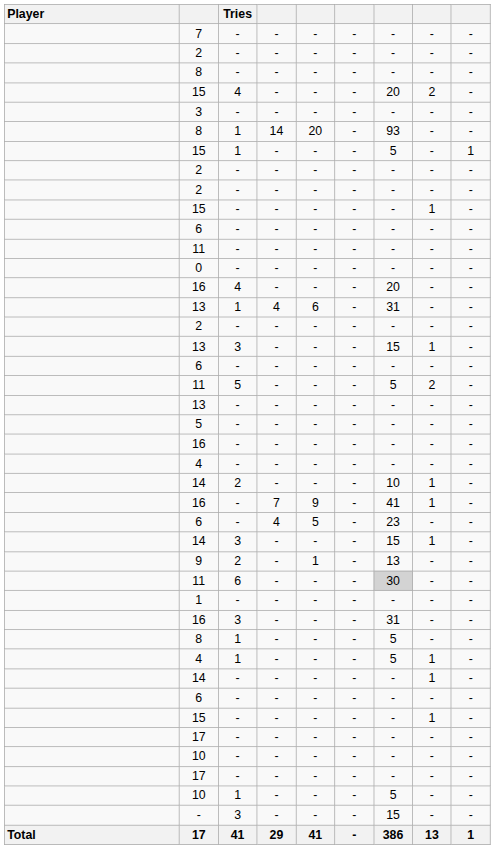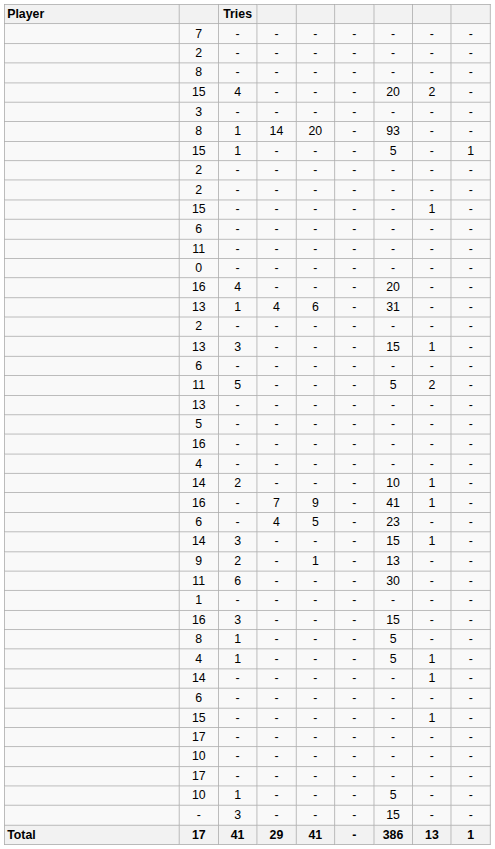(393, 580) lightgrey background -> (393, 580) no background
(393, 619) 31 -> (393, 619) 15
